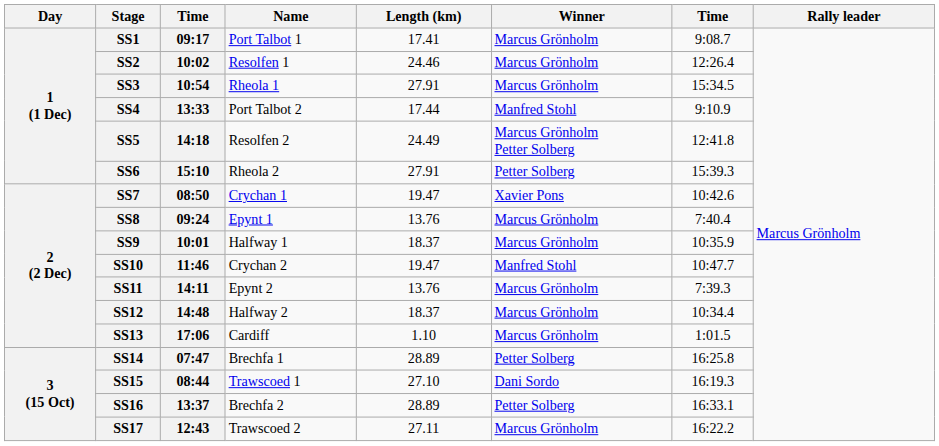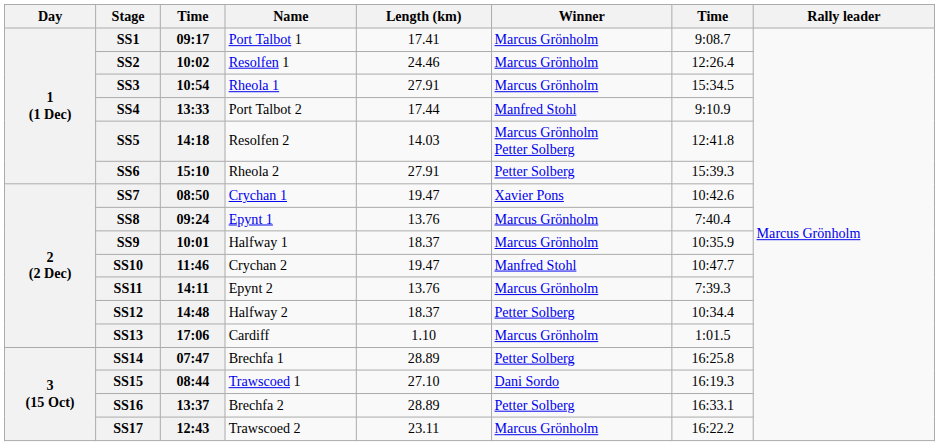(424, 141) 24.49 -> (424, 141) 14.03
(546, 312) Marcus Grönholm -> (535, 312) Petter Solberg
(424, 428) 27.11 -> (424, 428) 23.11
